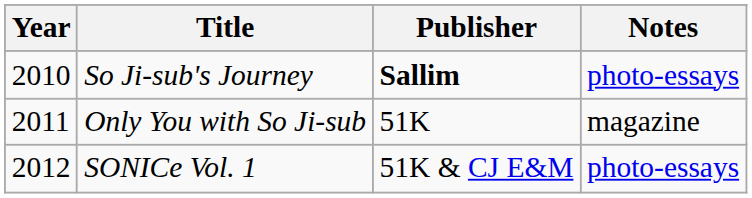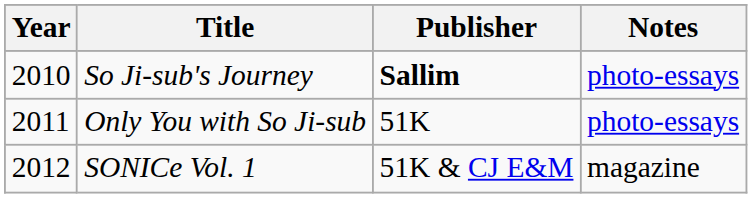(643, 121) magazine -> (663, 121) photo-essays
(663, 167) photo-essays -> (643, 167) magazine
